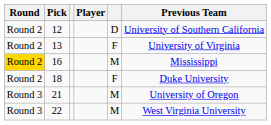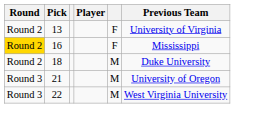- row: (57, 29)
(115, 62) M -> (115, 45) F
(115, 78) F -> (115, 62) M
